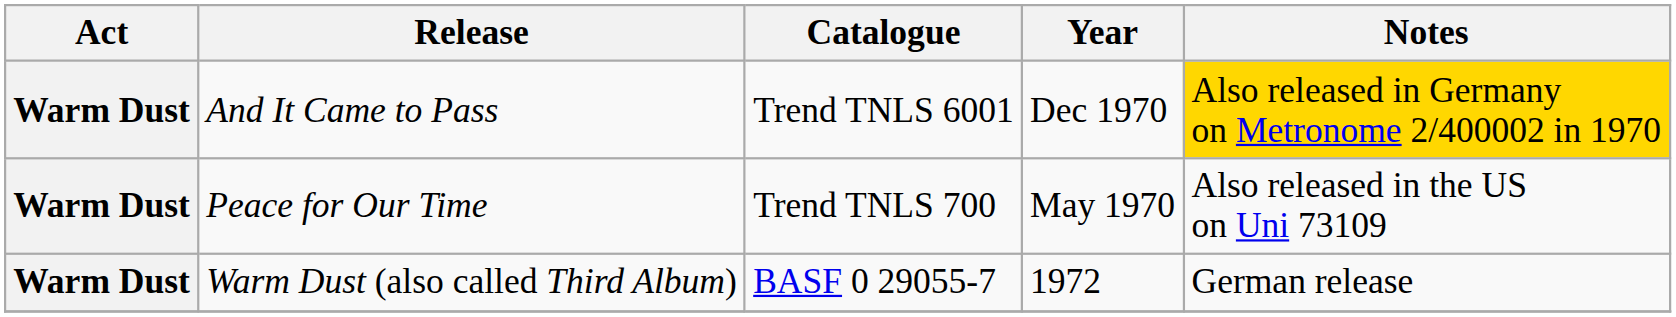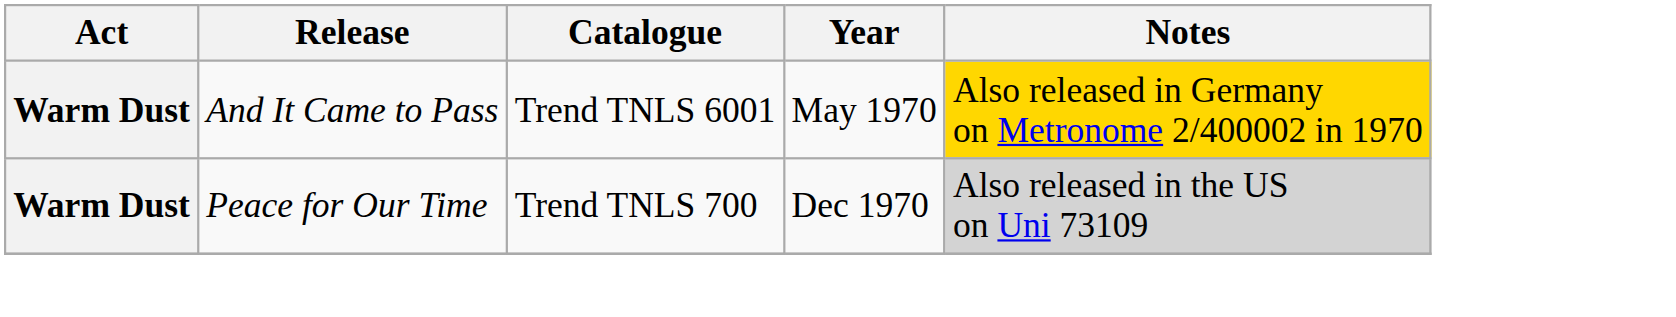(1099, 108) Dec 1970 -> (864, 108) May 1970
(1103, 205) May 1970 -> (860, 205) Dec 1970
(1359, 205) no background -> (1121, 205) lightgrey background
- row: (472, 281)
